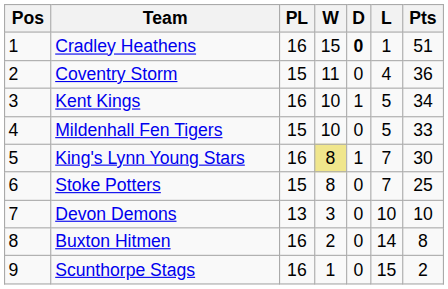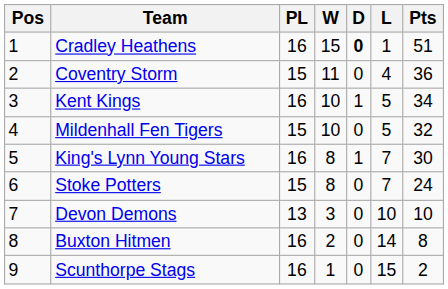(423, 130) 33 -> (423, 130) 32
(331, 158) khaki background -> (331, 158) no background
(423, 185) 25 -> (423, 185) 24
